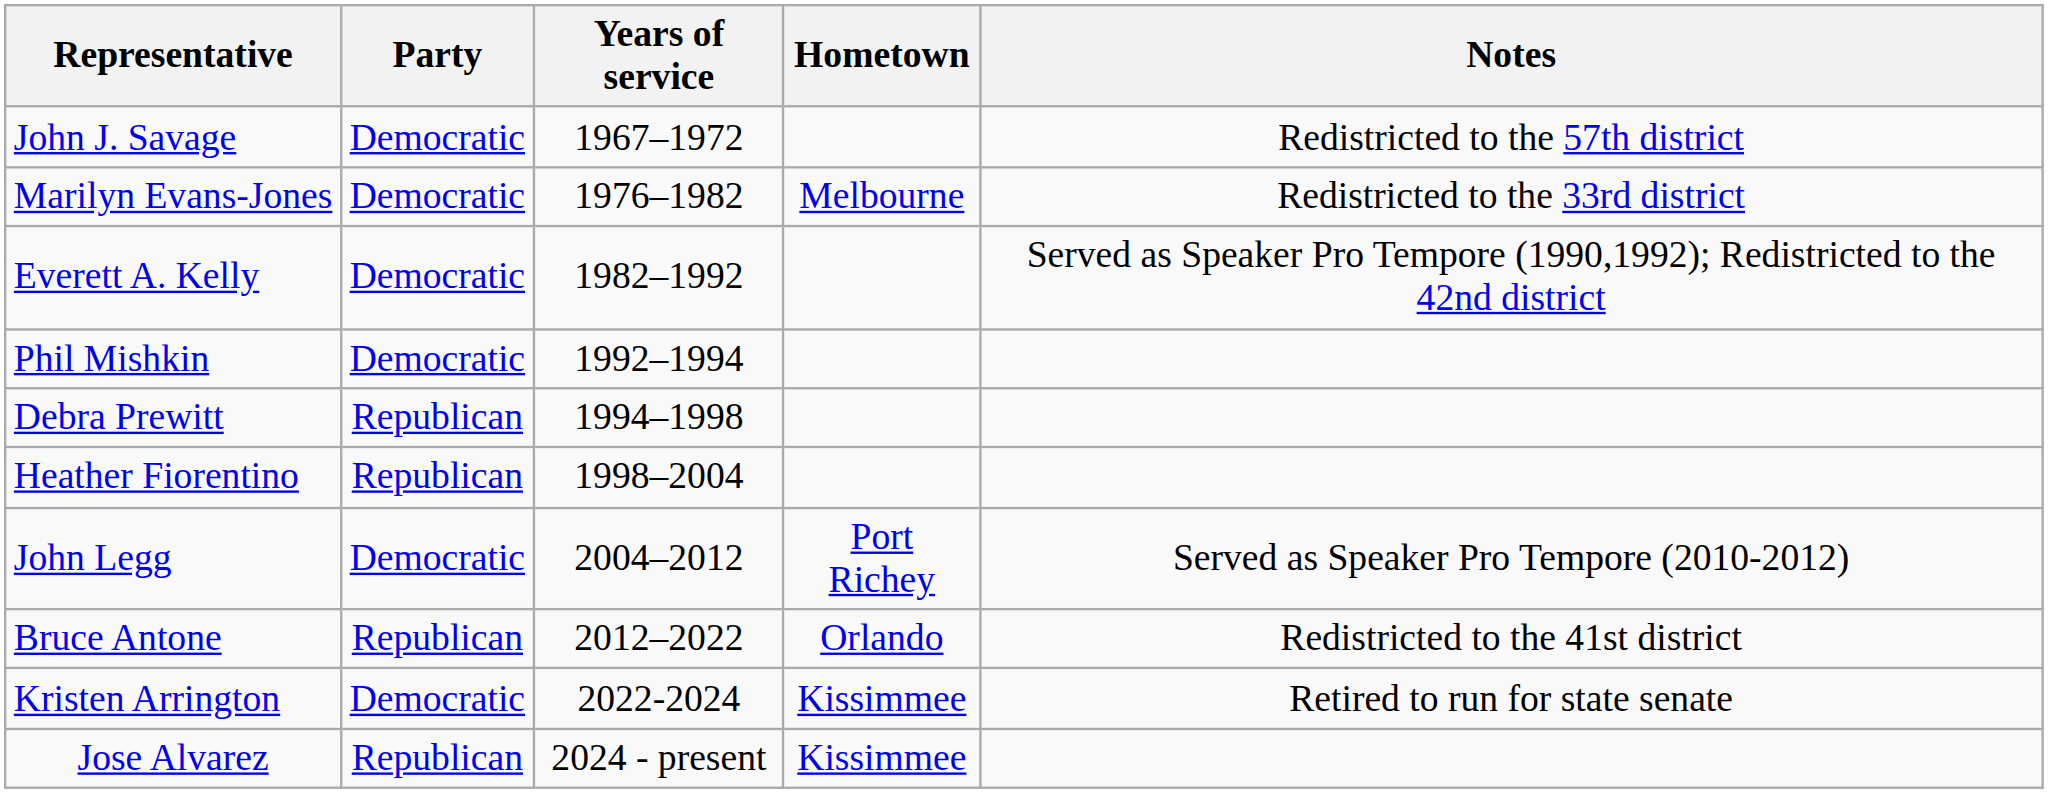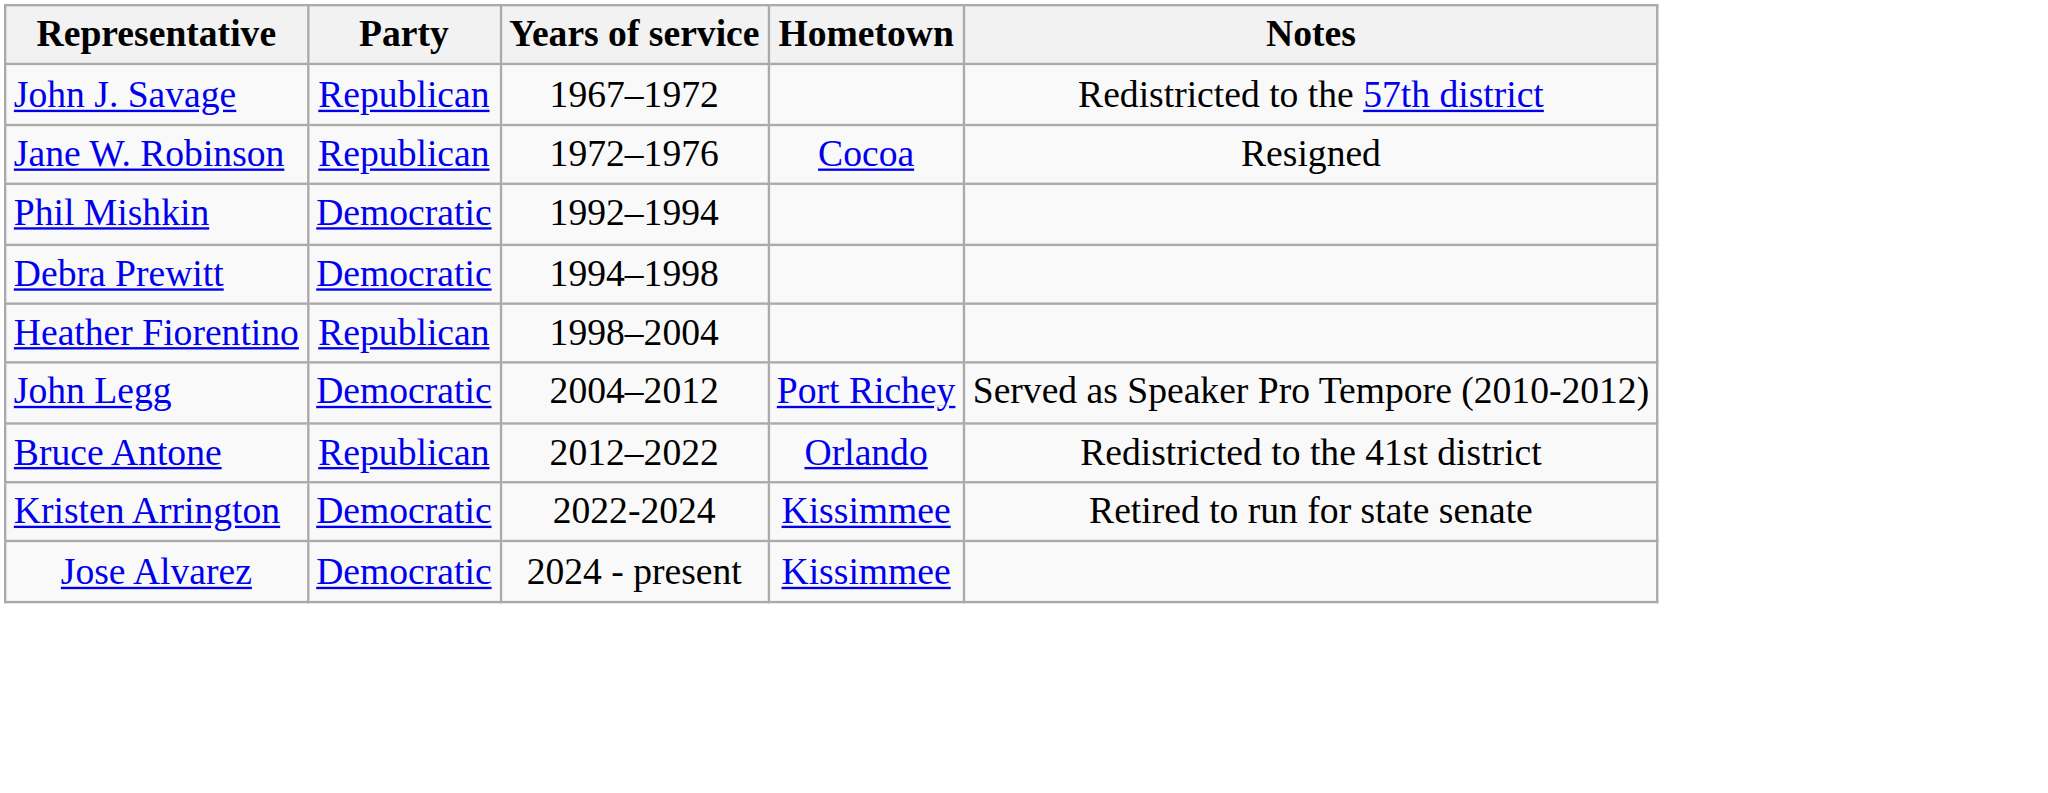(437, 136) Democratic -> (404, 93) Republican
+ row: (149, 153)
- row: (173, 195)
- row: (137, 276)
(437, 417) Republican -> (404, 272) Democratic
(437, 757) Republican -> (404, 570) Democratic
